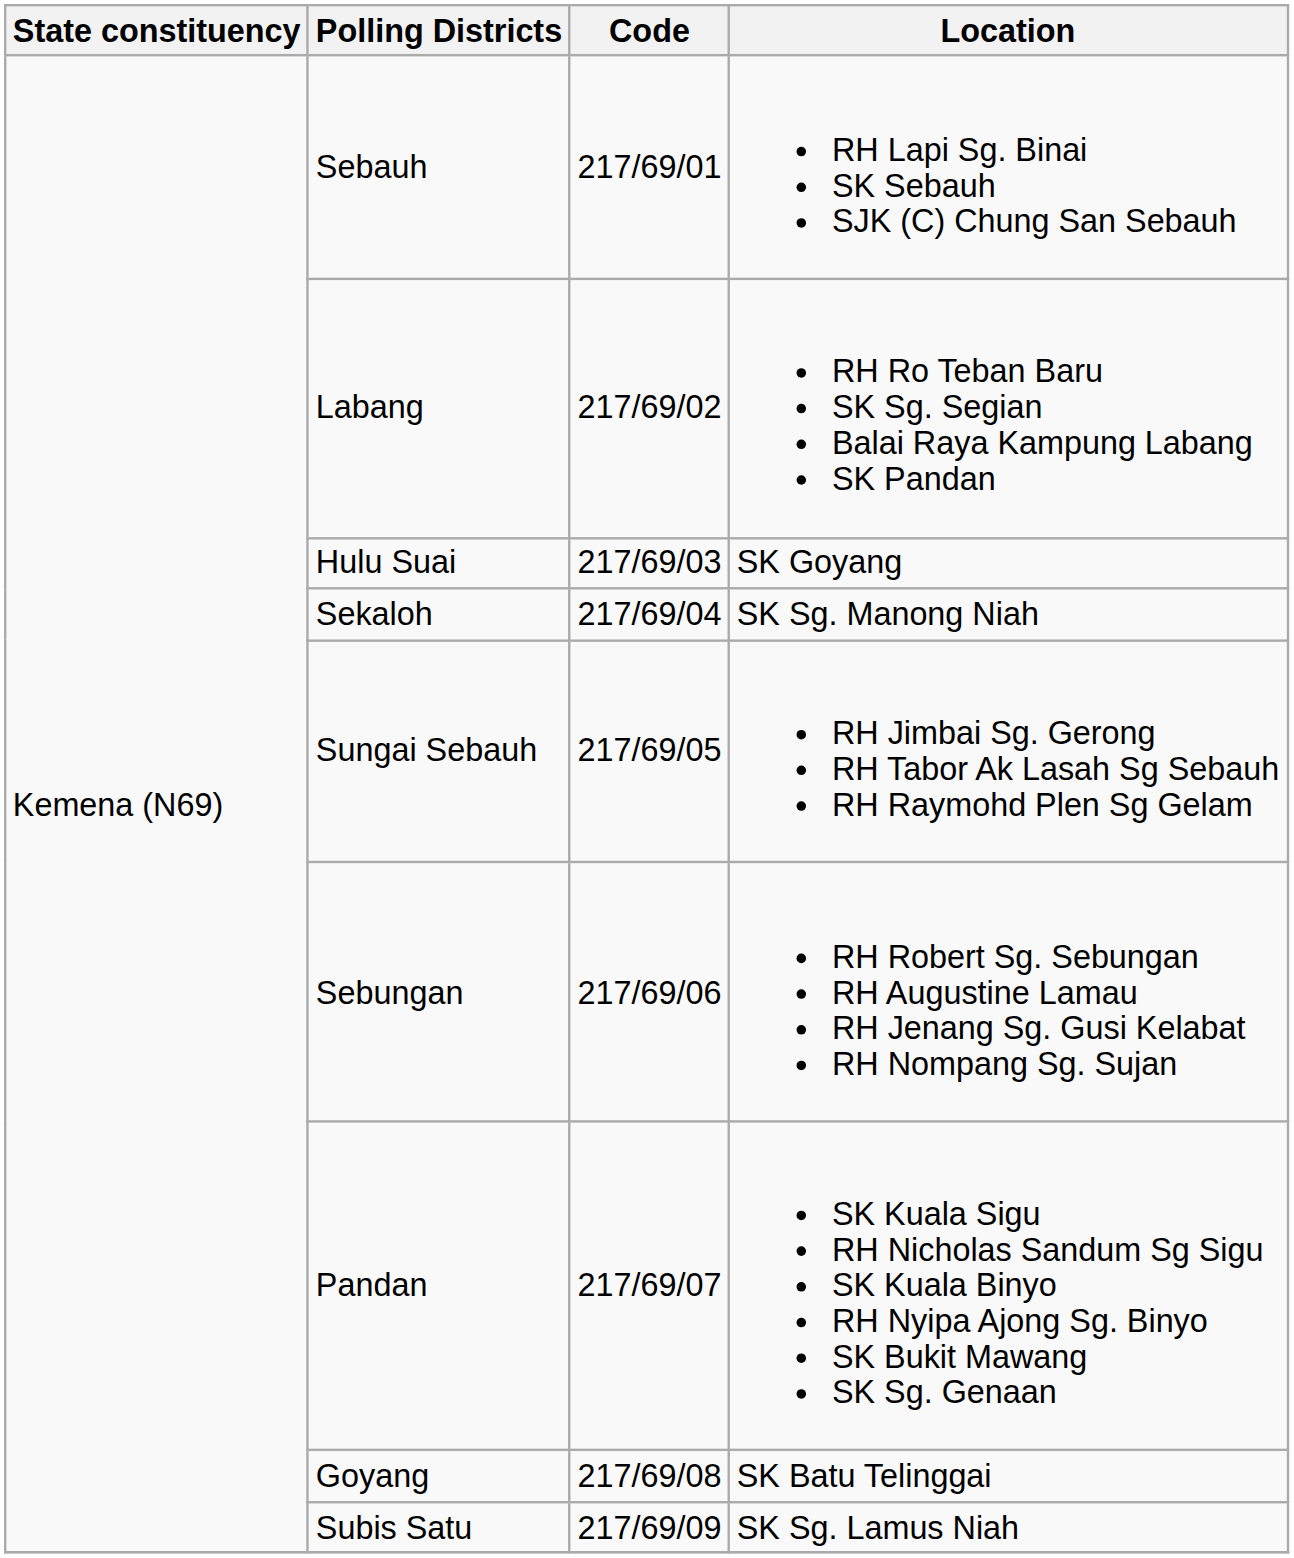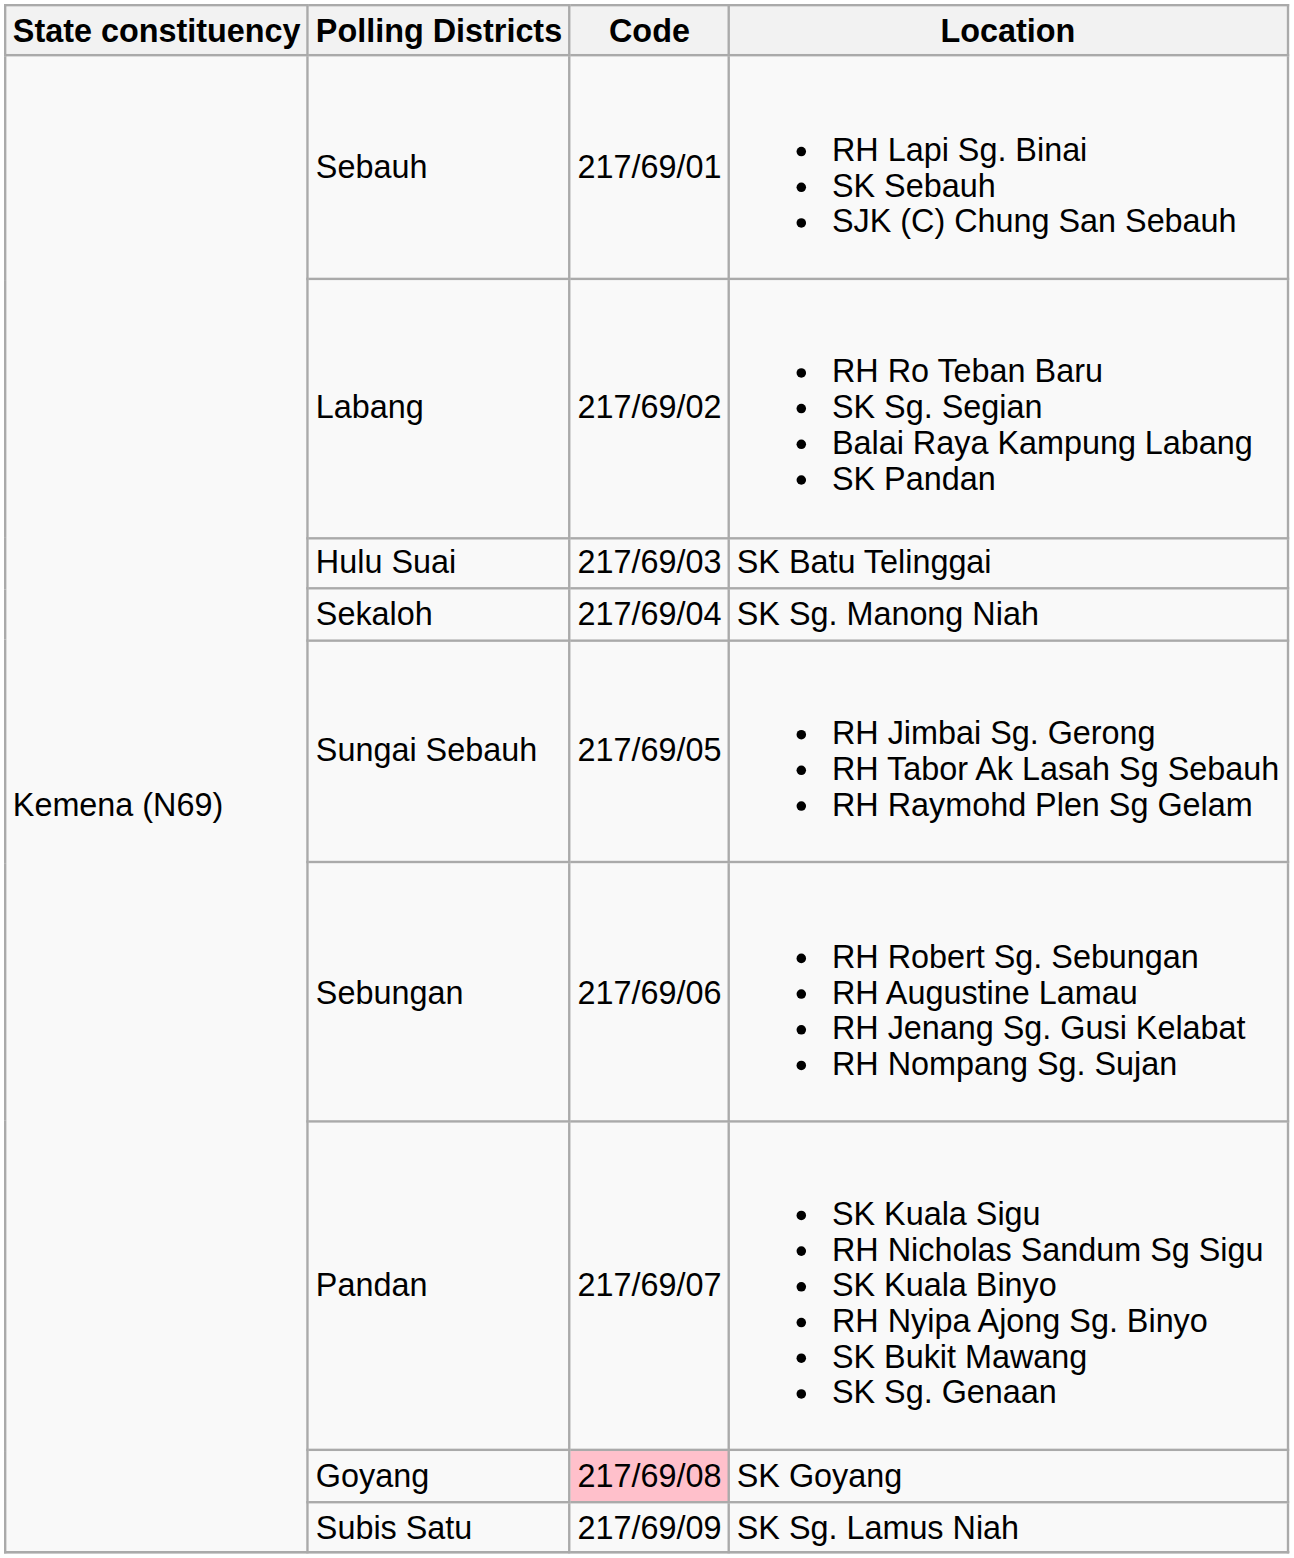(819, 563) SK Goyang -> (864, 563) SK Batu Telinggai
(649, 1476) no background -> (649, 1476) pink background
(864, 1476) SK Batu Telinggai -> (819, 1476) SK Goyang
